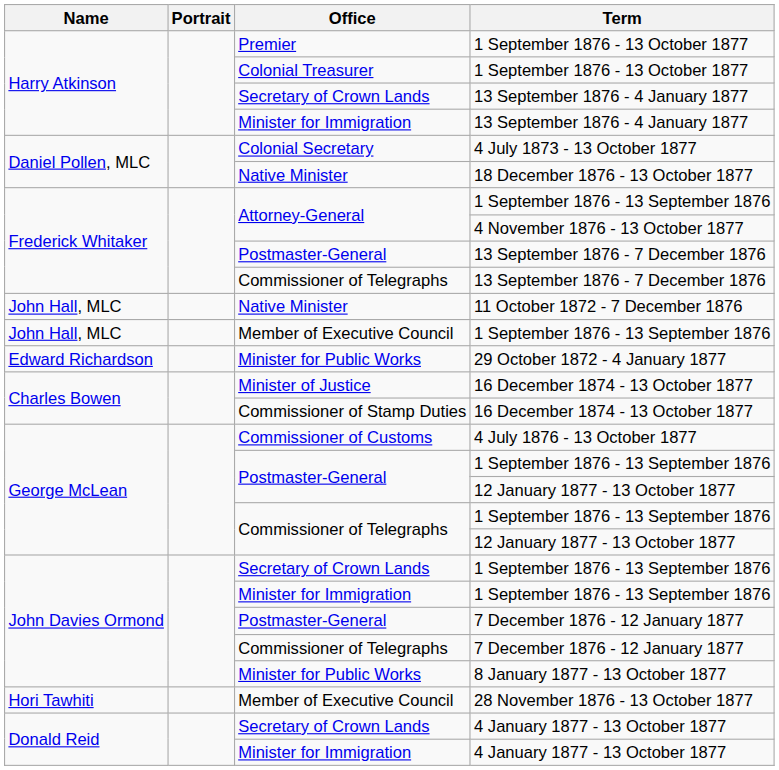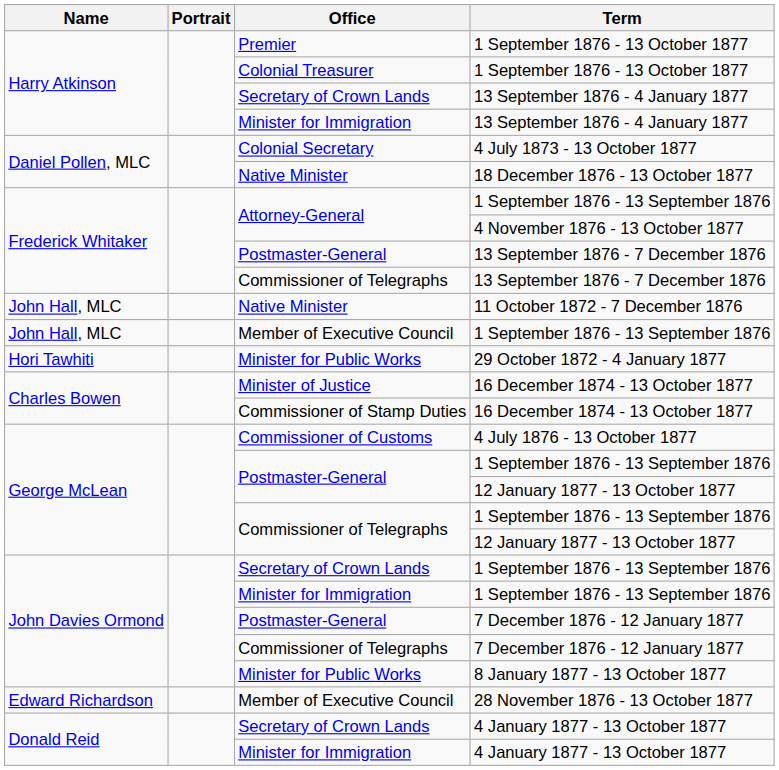(81, 359) Edward Richardson -> (51, 359) Hori Tawhiti
(51, 700) Hori Tawhiti -> (81, 700) Edward Richardson
